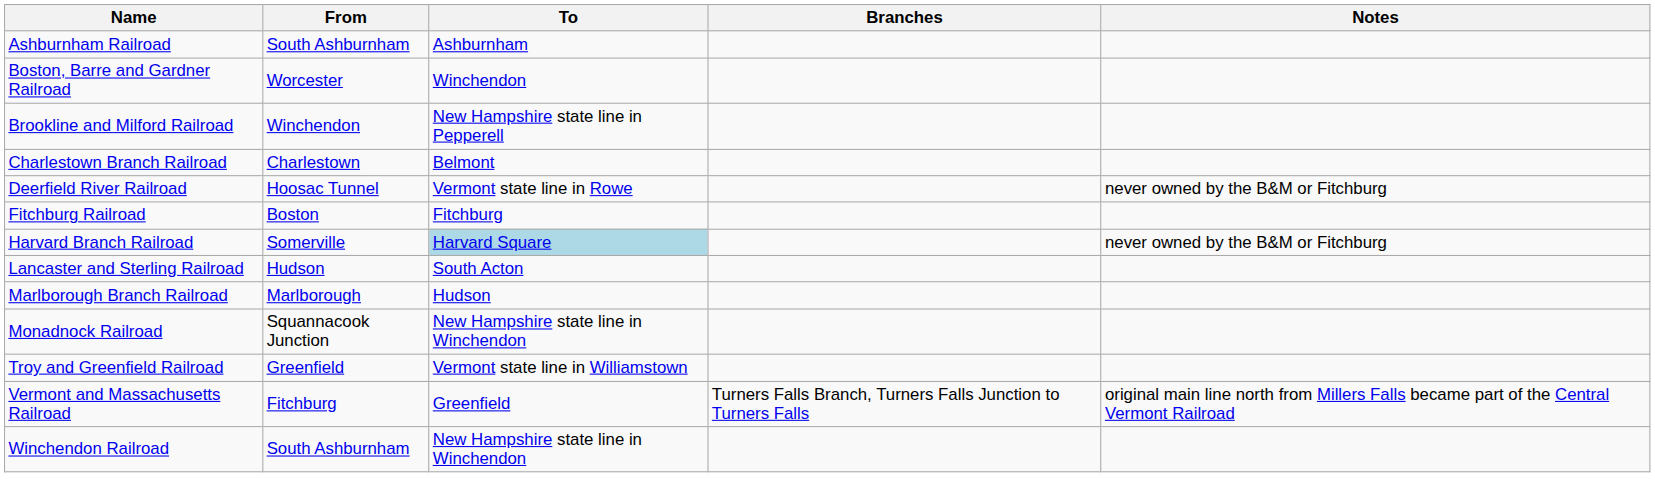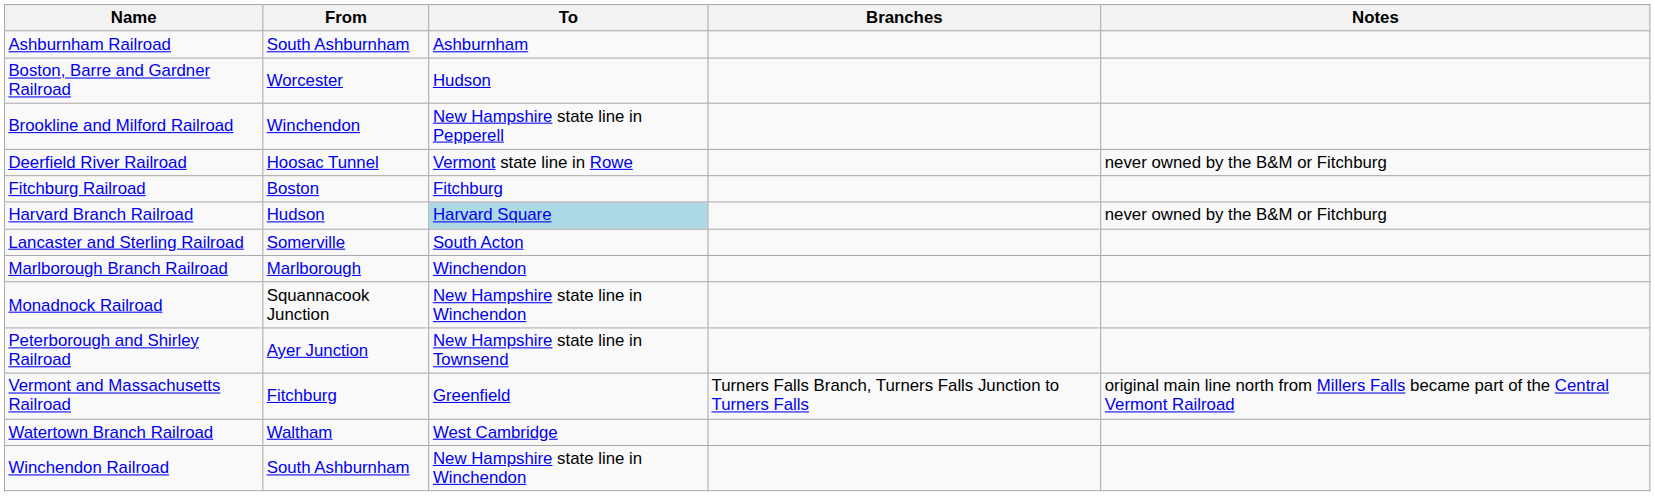(480, 80) Winchendon -> (462, 80) Hudson
- row: (118, 162)
(306, 242) Somerville -> (296, 215) Hudson
(296, 268) Hudson -> (306, 242) Somerville
(462, 295) Hudson -> (480, 268) Winchendon
+ row: (104, 350)
- row: (116, 367)
+ row: (111, 432)
